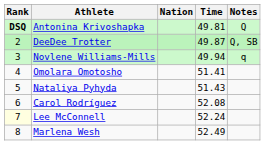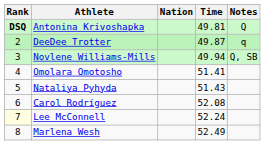(244, 42) Q, SB -> (244, 42) q
(244, 57) q -> (244, 57) Q, SB
